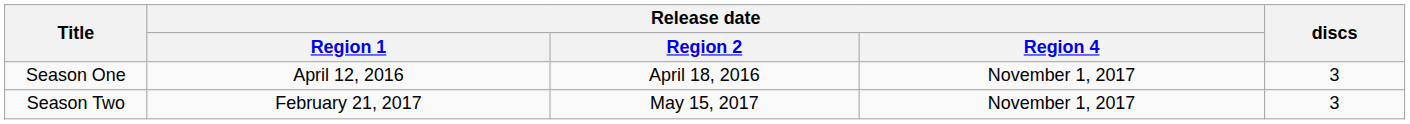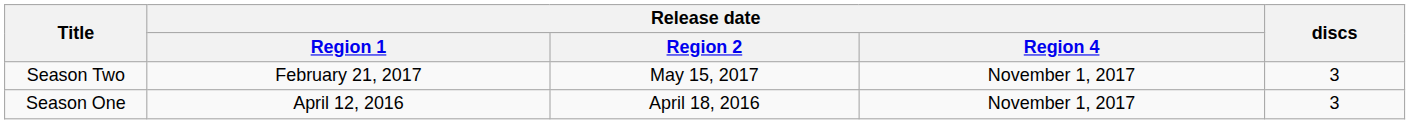rows swapped: (76, 75) <-> (76, 103)
